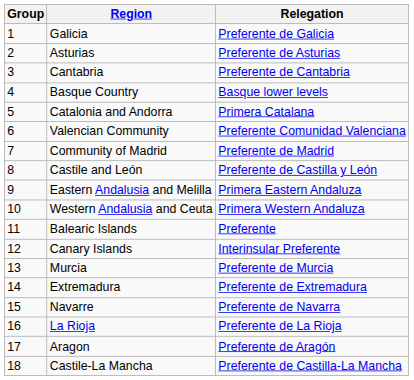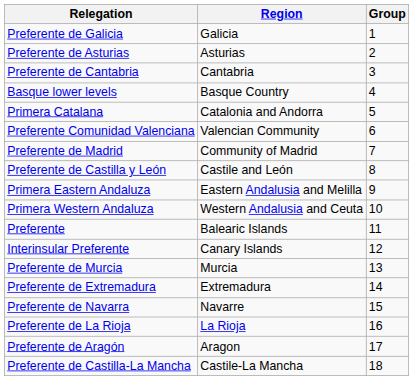columns swapped: (26, 14) <-> (312, 14)
